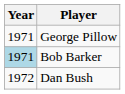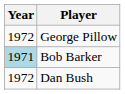(21, 36) 1971 -> (21, 36) 1972
